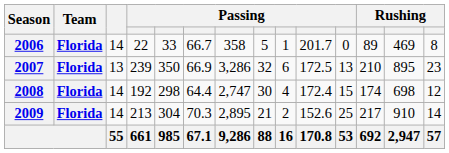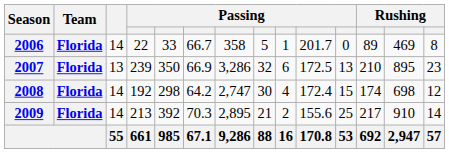(199, 91) 64.4 -> (199, 91) 64.2
(169, 113) 304 -> (169, 113) 392
(316, 113) 152.6 -> (316, 113) 155.6
